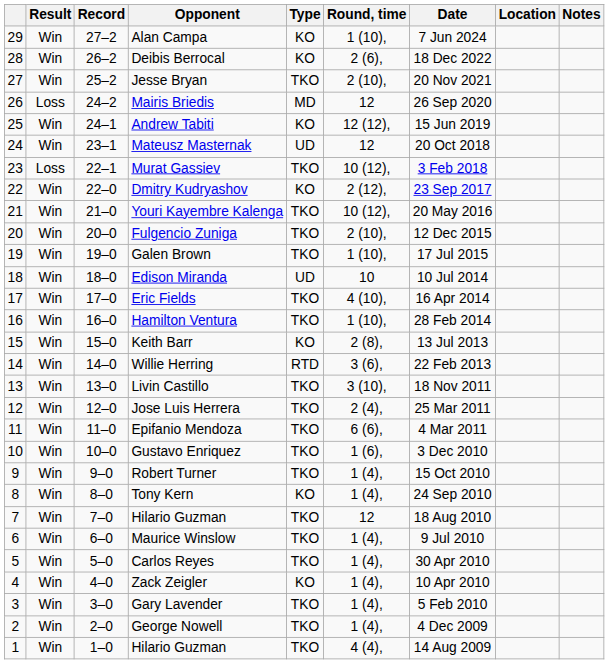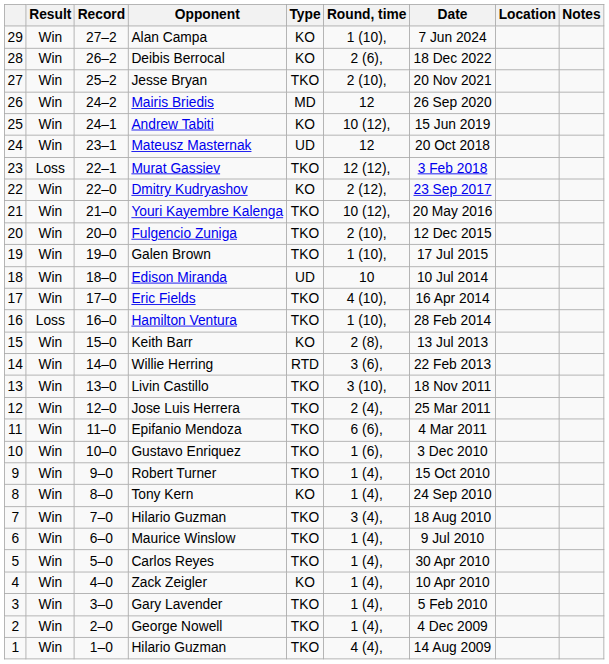(50, 102) Loss -> (50, 102) Win
(367, 124) 12 (12), -> (367, 124) 10 (12),
(367, 168) 10 (12), -> (367, 168) 12 (12),
(50, 320) Win -> (50, 320) Loss
(367, 517) 12 -> (367, 517) 3 (4),
